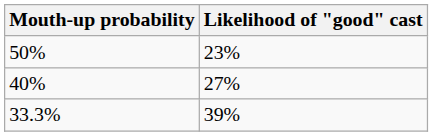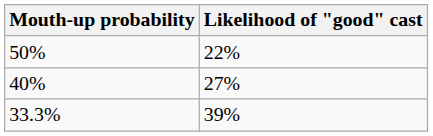(222, 51) 23% -> (222, 51) 22%
